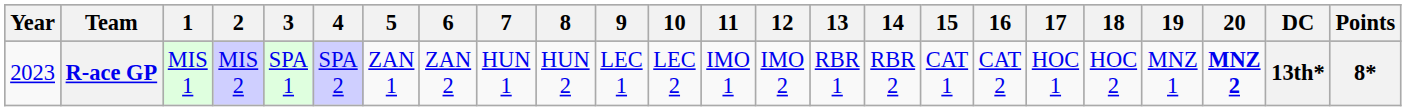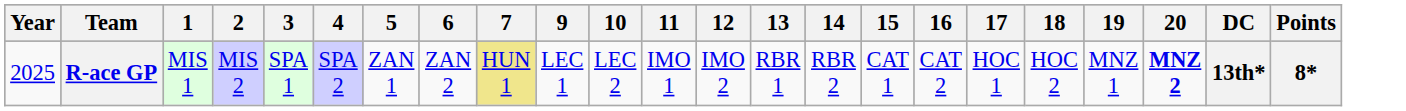- column: (565, 22)
(33, 72) 2023 -> (33, 72) 2025
(506, 72) no background -> (506, 72) khaki background
